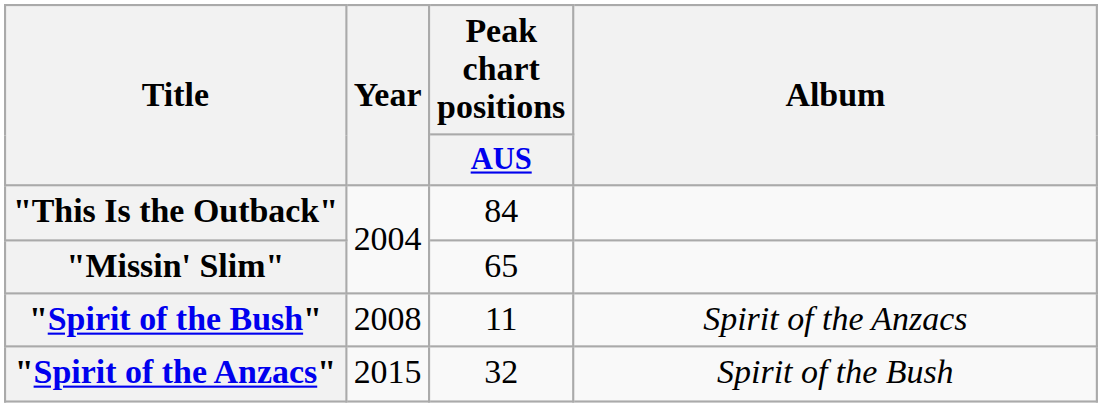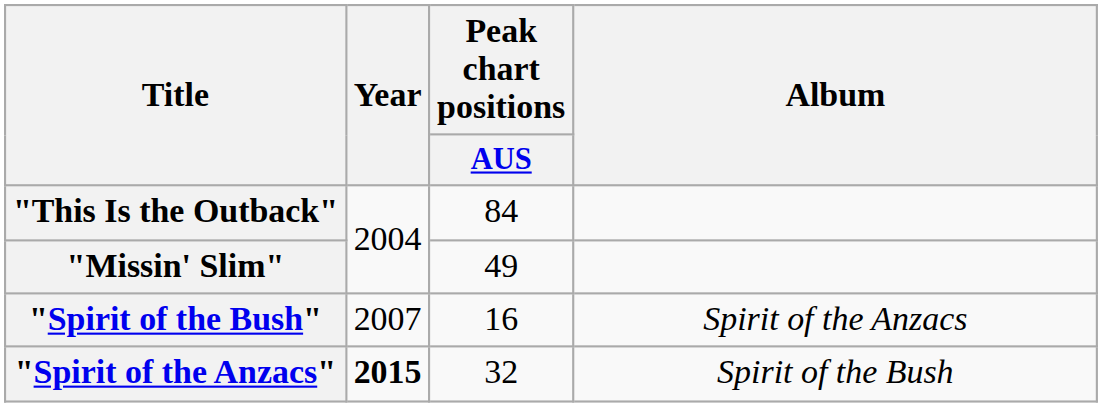(501, 265) 65 -> (501, 265) 49
(388, 319) 2008 -> (388, 319) 2007
(501, 319) 11 -> (501, 319) 16
(388, 373) normal -> (388, 373) bold
